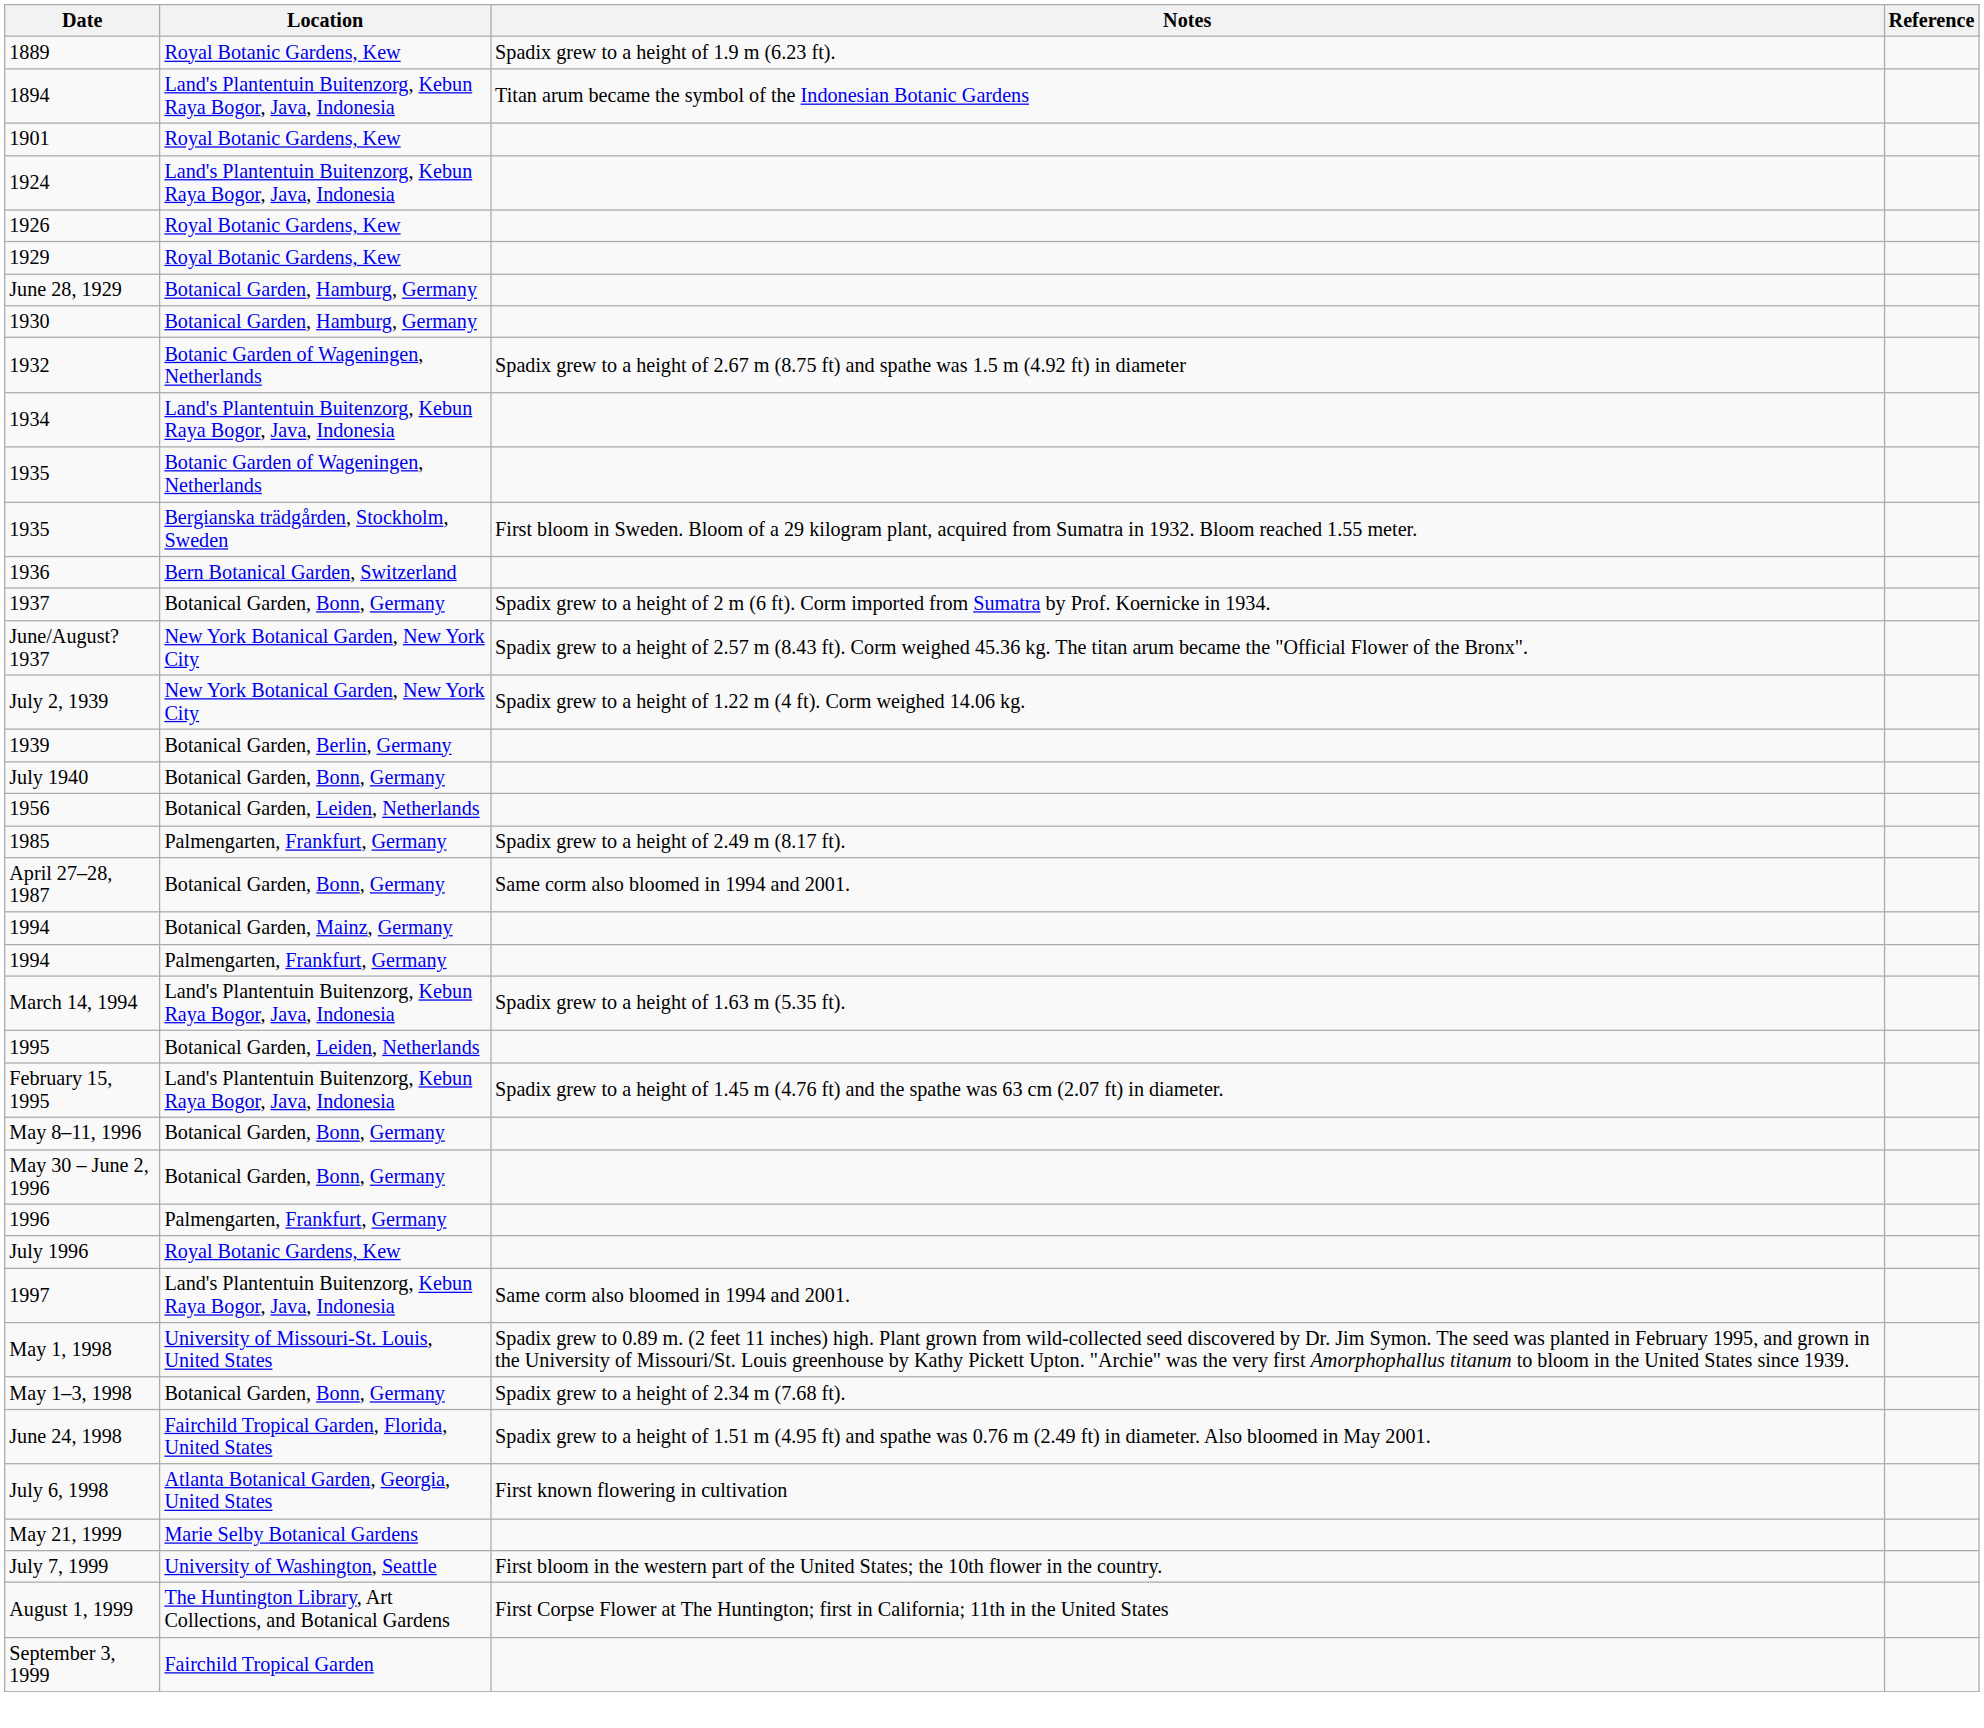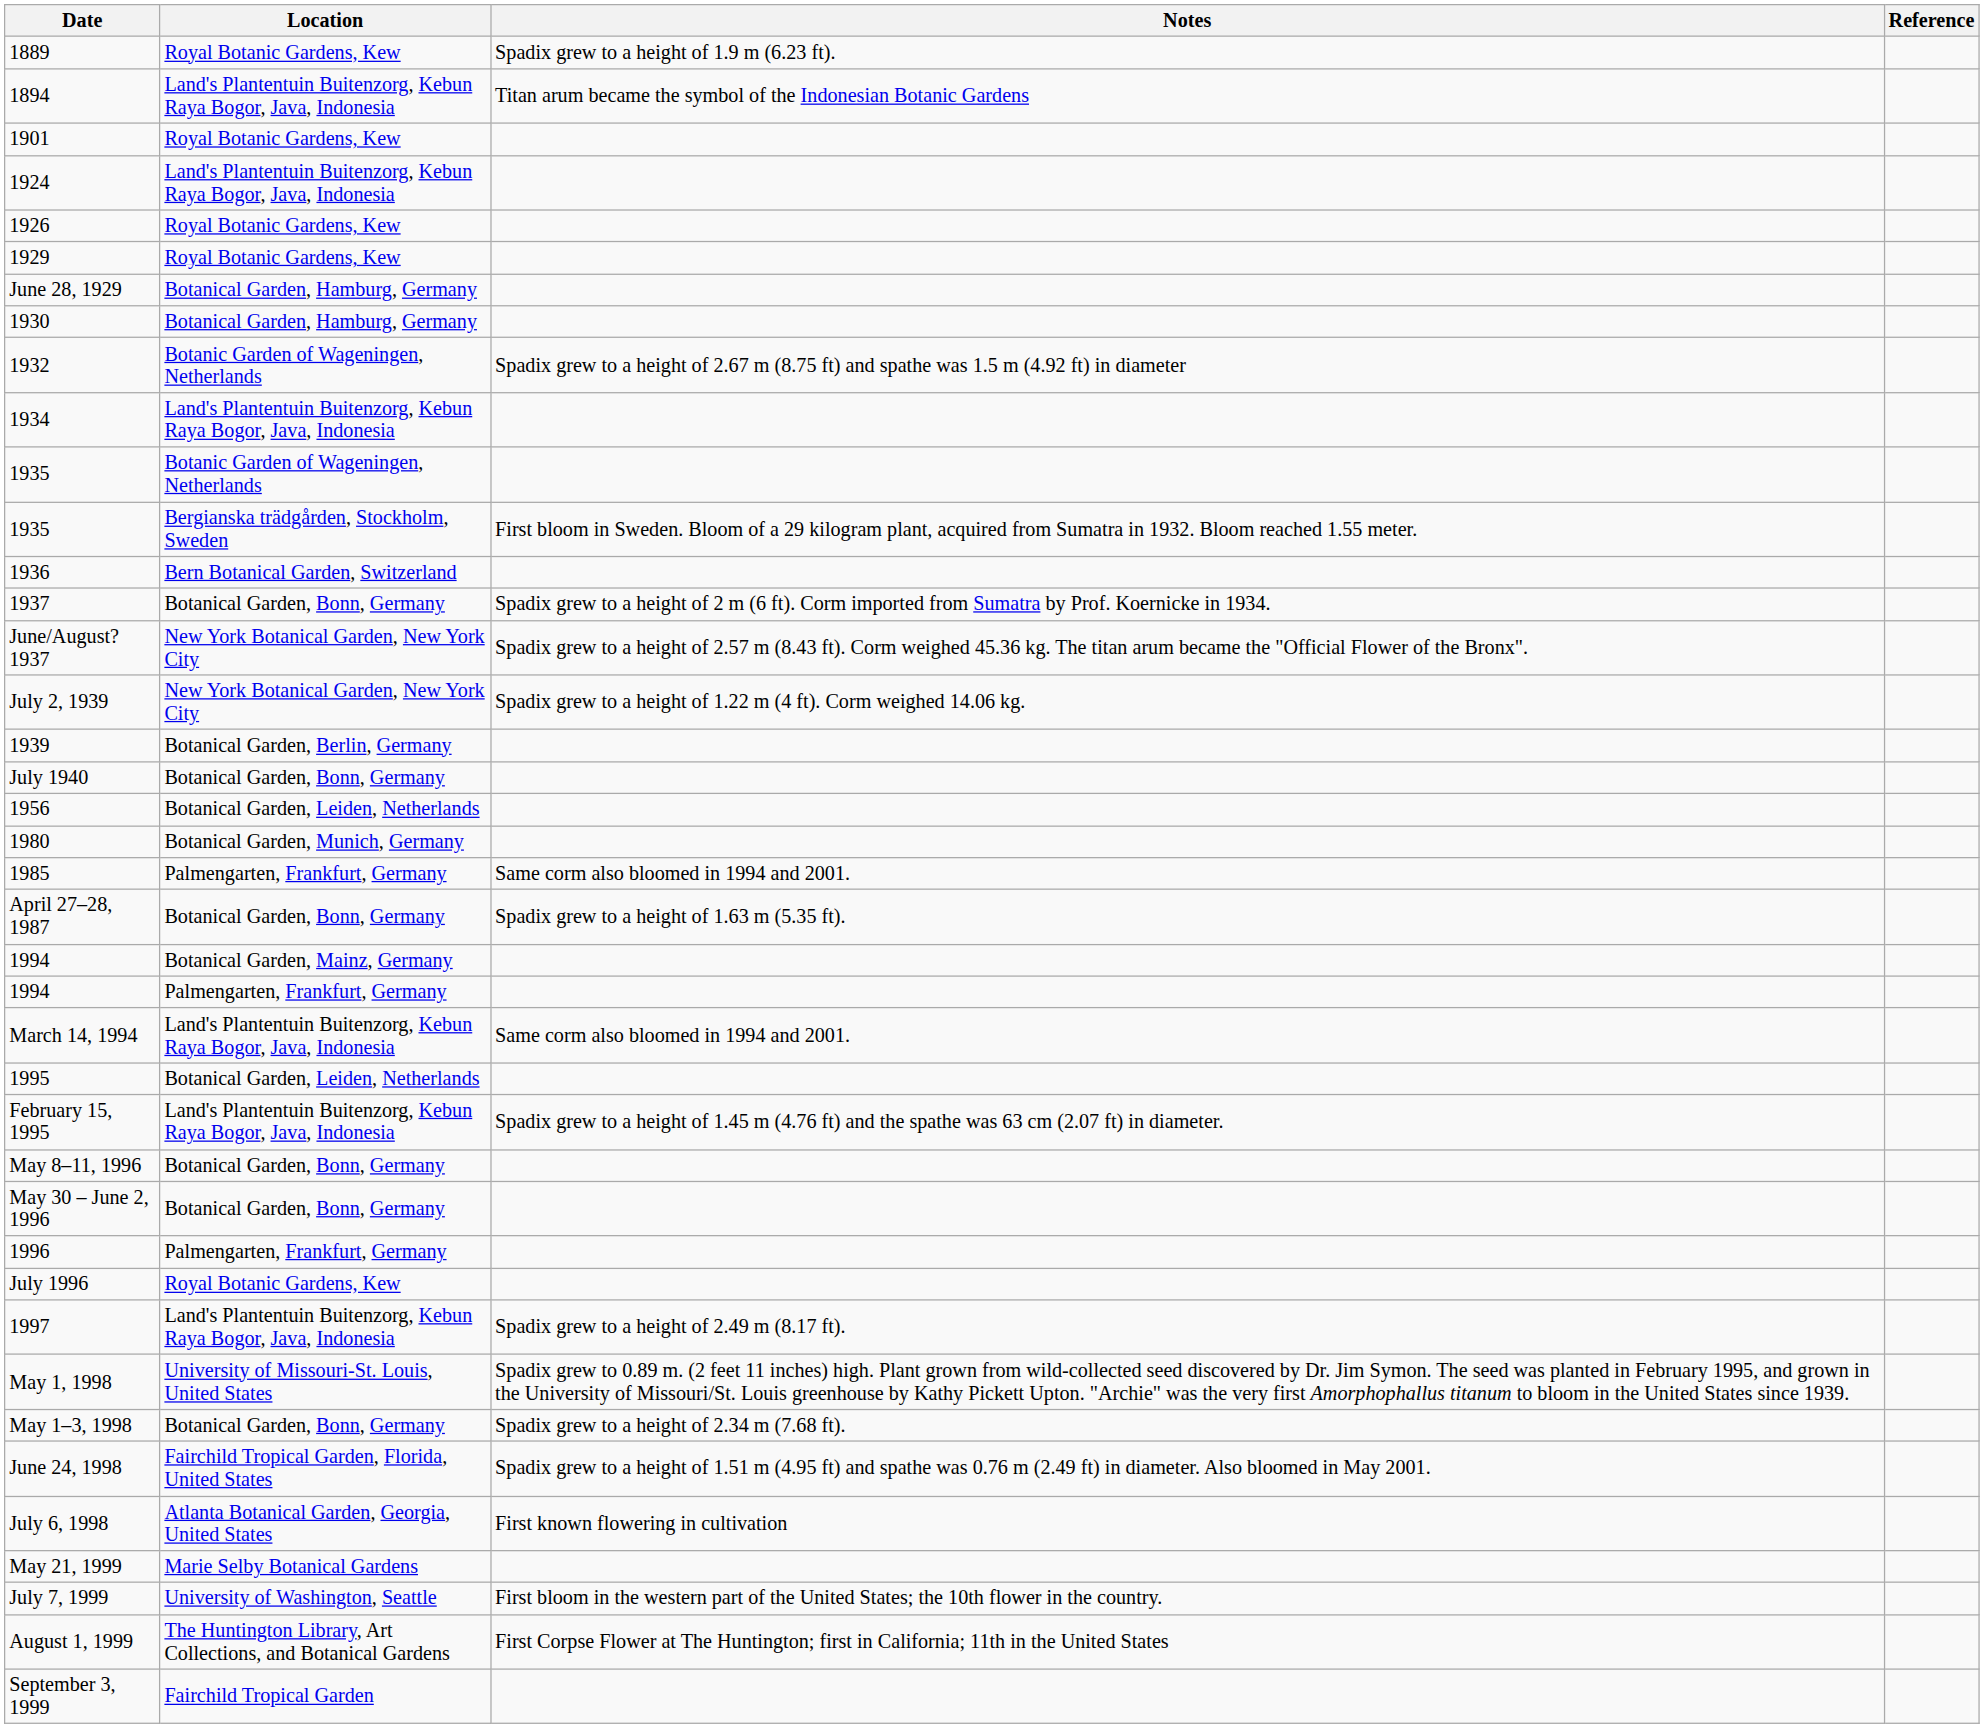+ row: (29, 841)
(670, 841) Spadix grew to a height of 2.49 m (8.17 ft). -> (673, 873) Same corm also bloomed in 1994 and 2001.
(673, 884) Same corm also bloomed in 1994 and 2001. -> (670, 916) Spadix grew to a height of 1.63 m (5.35 ft).
(670, 1003) Spadix grew to a height of 1.63 m (5.35 ft). -> (673, 1035) Same corm also bloomed in 1994 and 2001.
(673, 1295) Same corm also bloomed in 1994 and 2001. -> (670, 1327) Spadix grew to a height of 2.49 m (8.17 ft).
